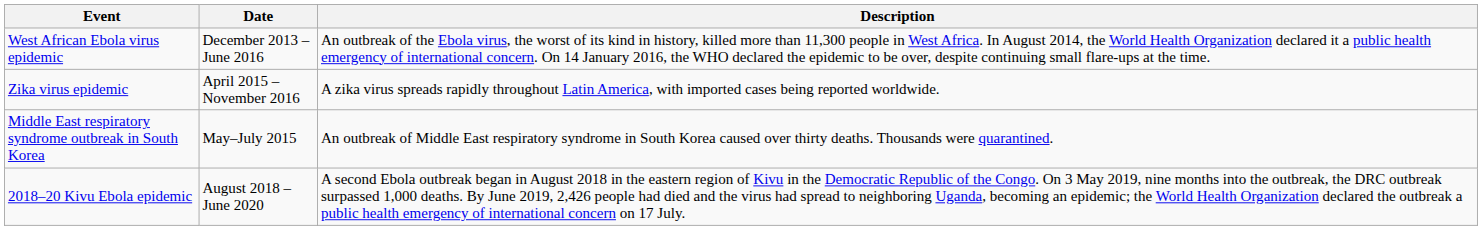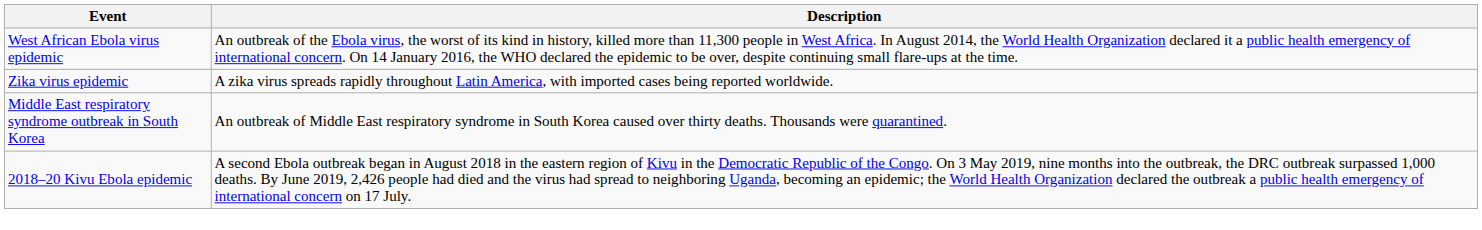- column: (258, 16)
